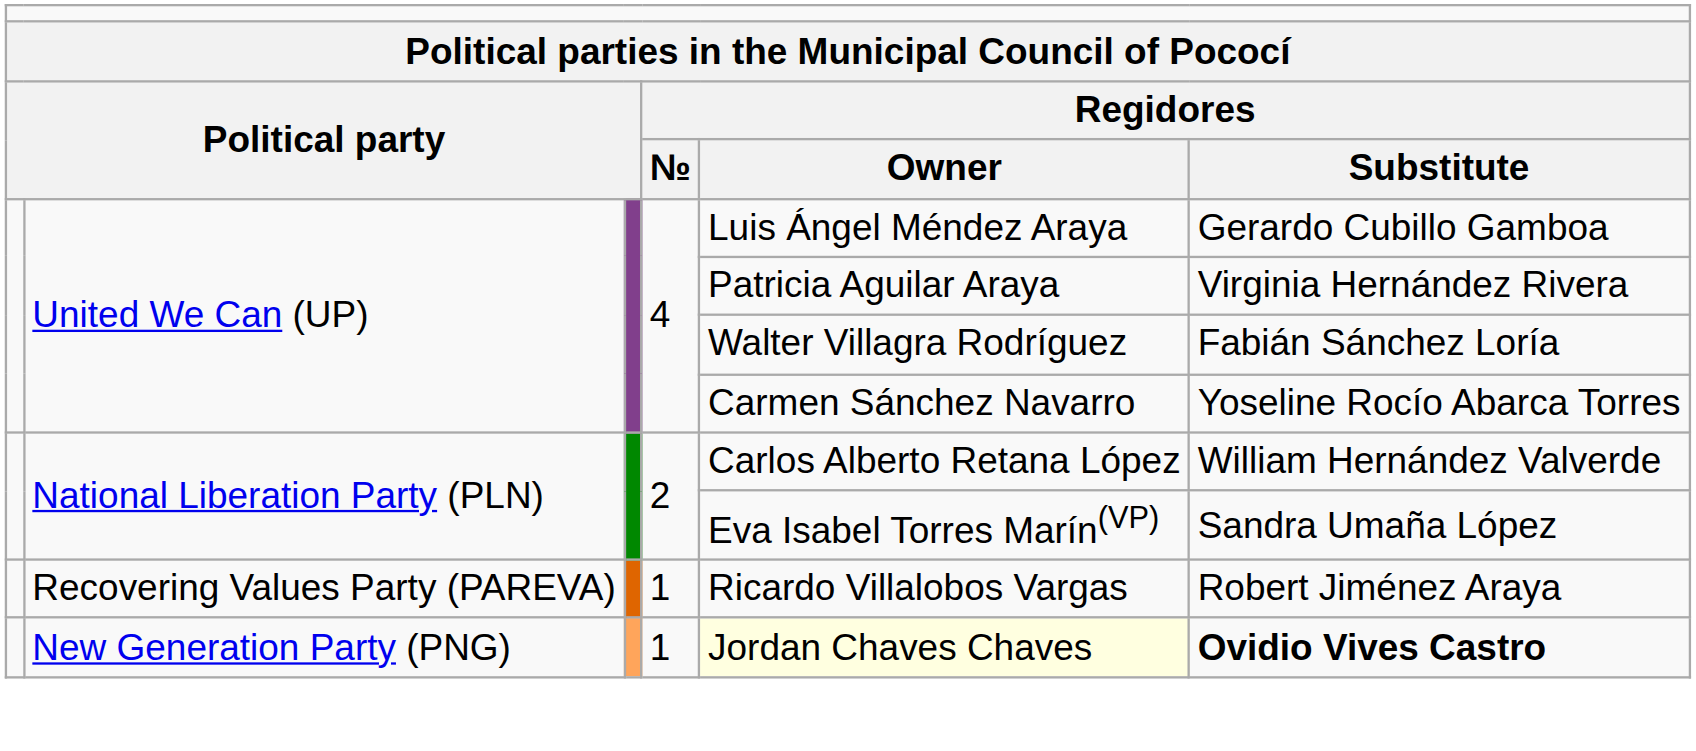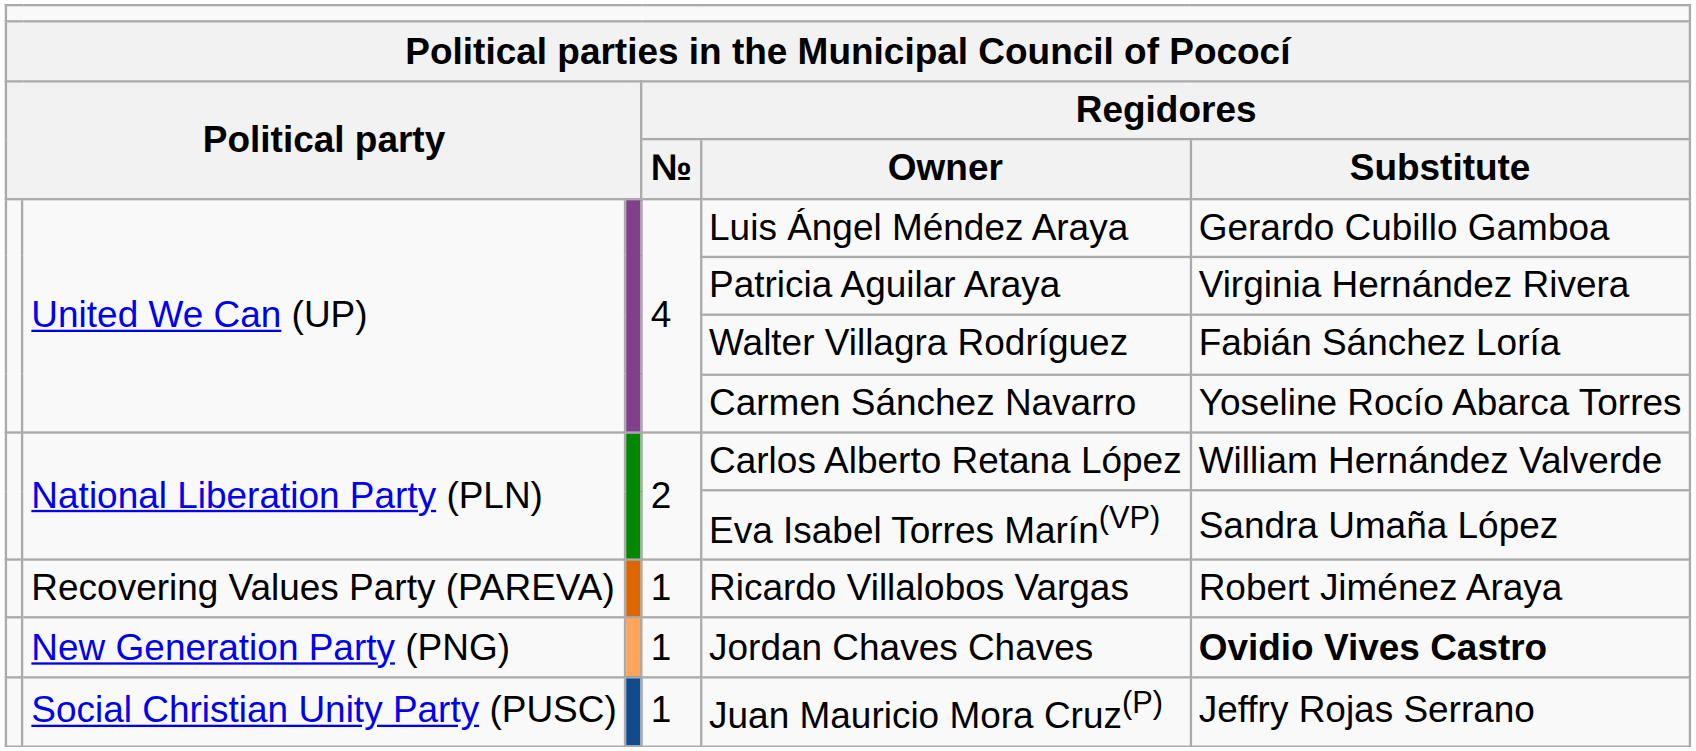(900, 647) lightyellow background -> (901, 647) no background
+ row: (324, 710)
